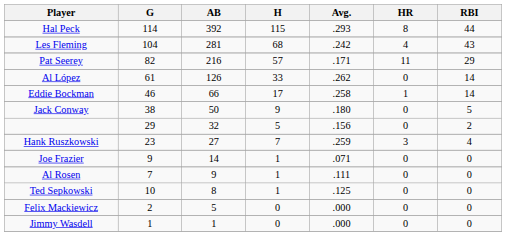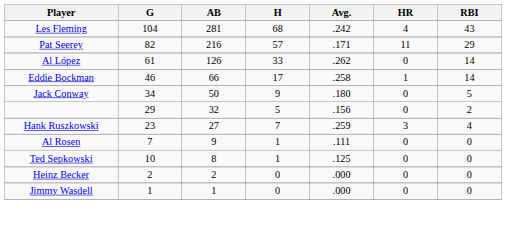- row: (61, 28)
(150, 110) 38 -> (150, 93) 34
- row: (61, 158)
- row: (61, 207)
+ row: (61, 175)
